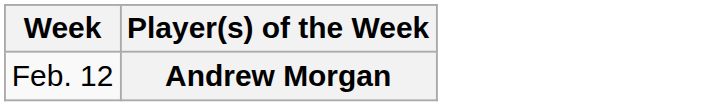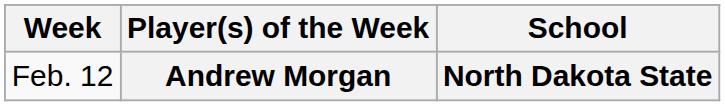+ column: (578, 28)
